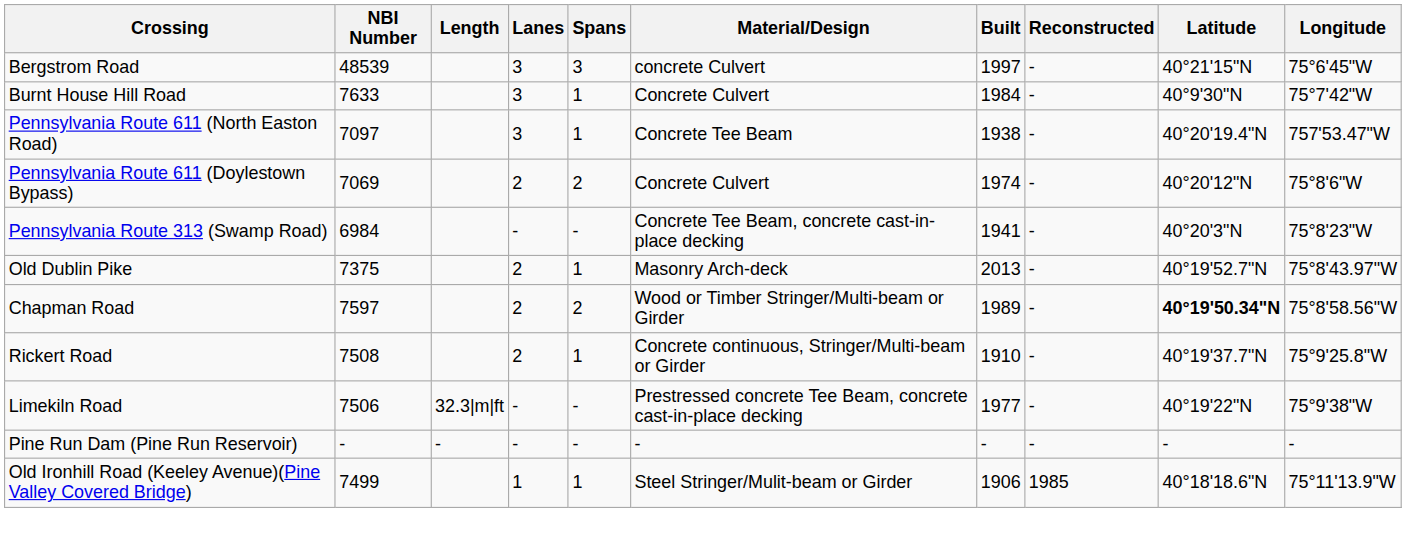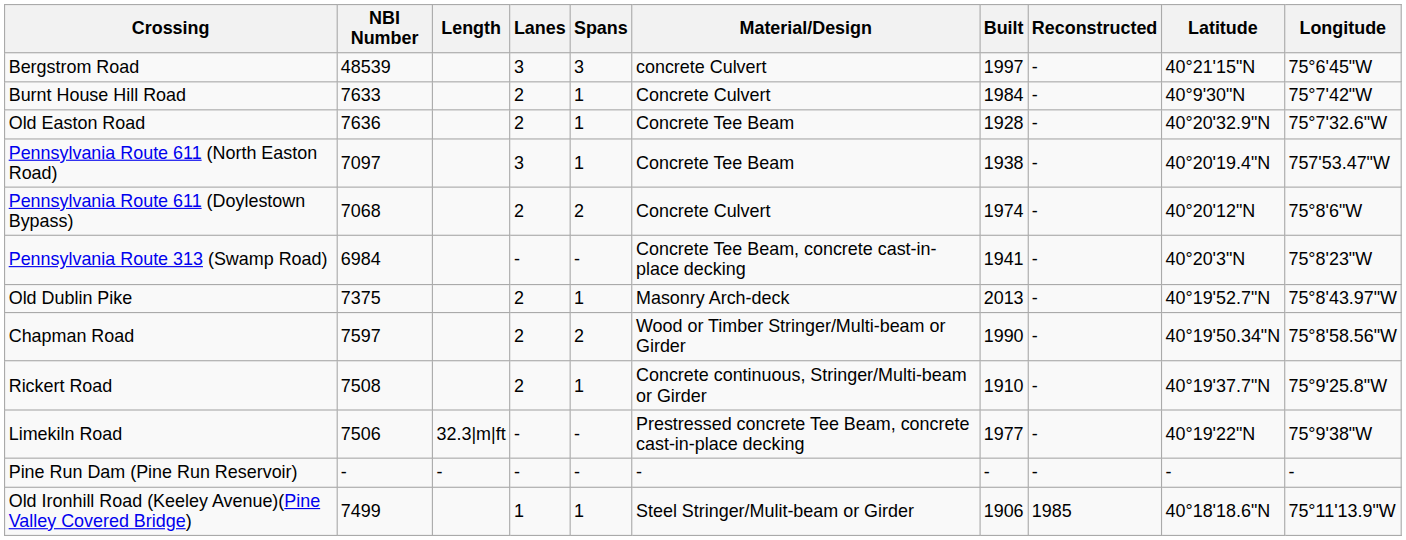(517, 95) 3 -> (519, 95) 2
+ row: (77, 124)
(359, 182) 7069 -> (361, 211) 7068
(1001, 308) 1989 -> (1004, 336) 1990
(1221, 308) bold -> (1223, 336) normal
